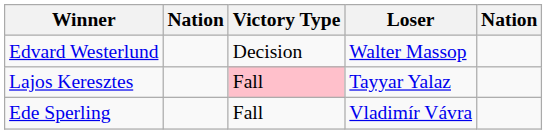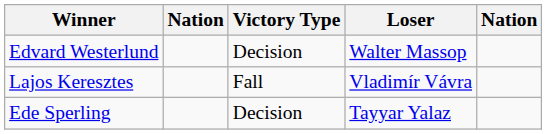(248, 81) pink background -> (248, 81) no background
(400, 81) Tayyar Yalaz -> (411, 81) Vladimír Vávra
(248, 112) Fall -> (268, 112) Decision
(411, 112) Vladimír Vávra -> (400, 112) Tayyar Yalaz
